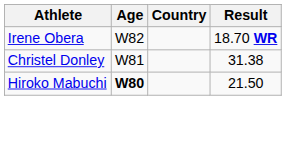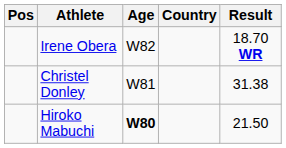+ column: (21, 15)
